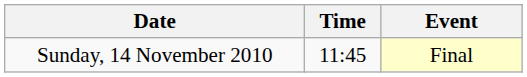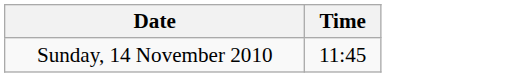- column: (451, 21)
